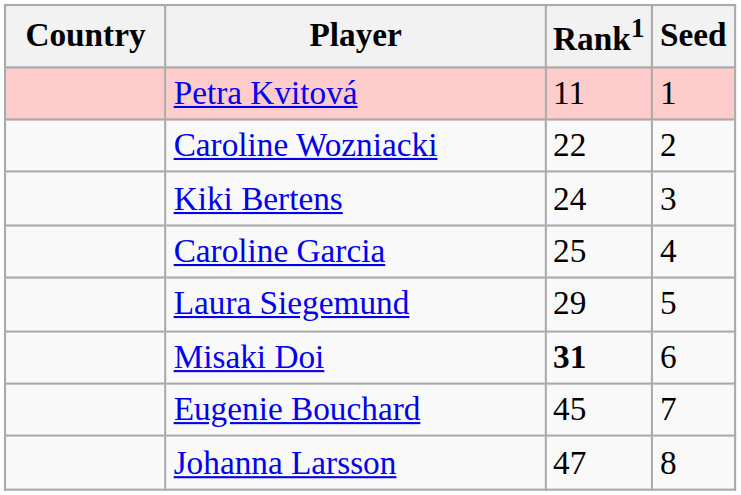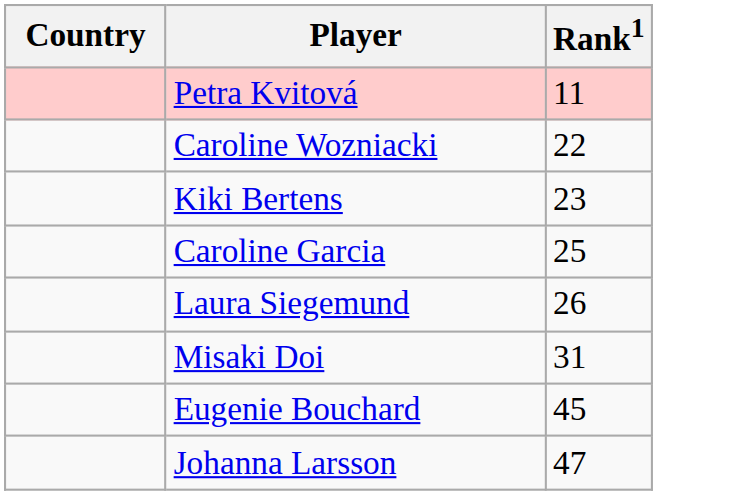- column: (693, 35)
(570, 198) 24 -> (570, 198) 23
(570, 303) 29 -> (570, 303) 26
(570, 356) bold -> (570, 356) normal
